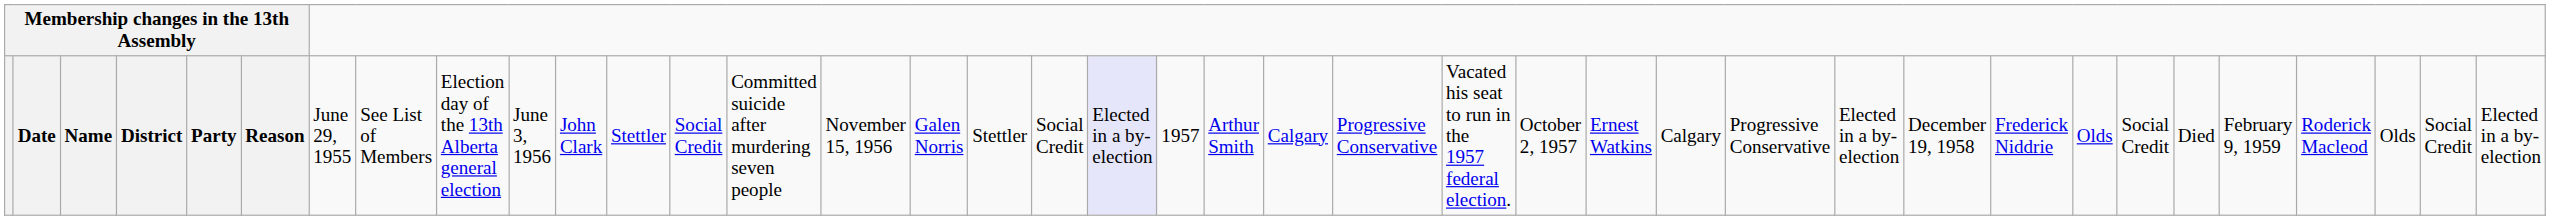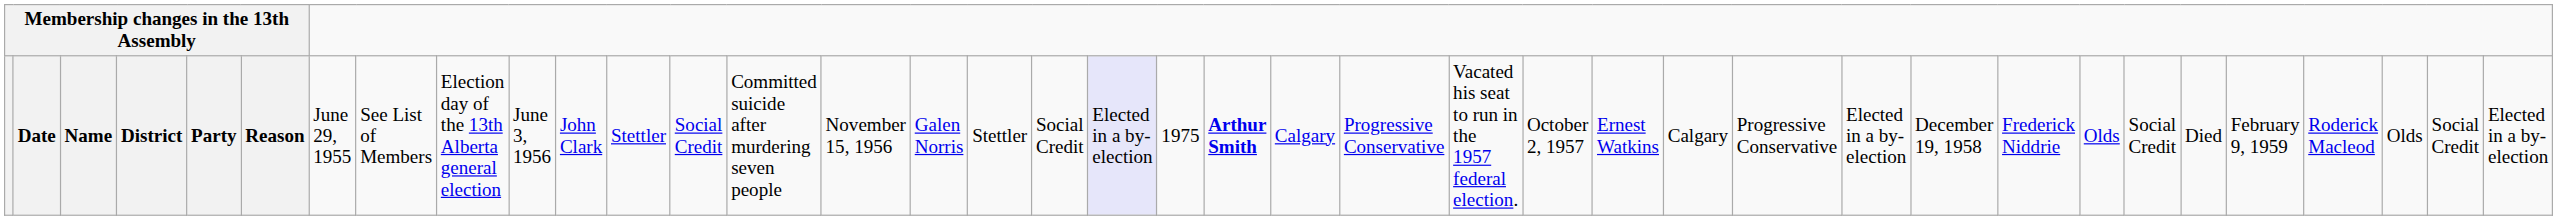(1180, 135) 1957 -> (1180, 135) 1975
(1234, 135) normal -> (1237, 135) bold
